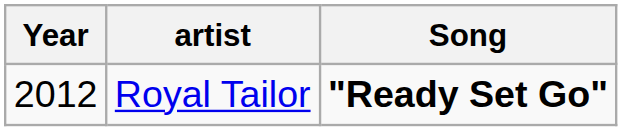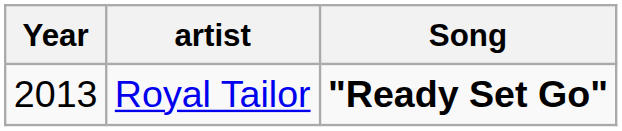(56, 93) 2012 -> (56, 93) 2013
